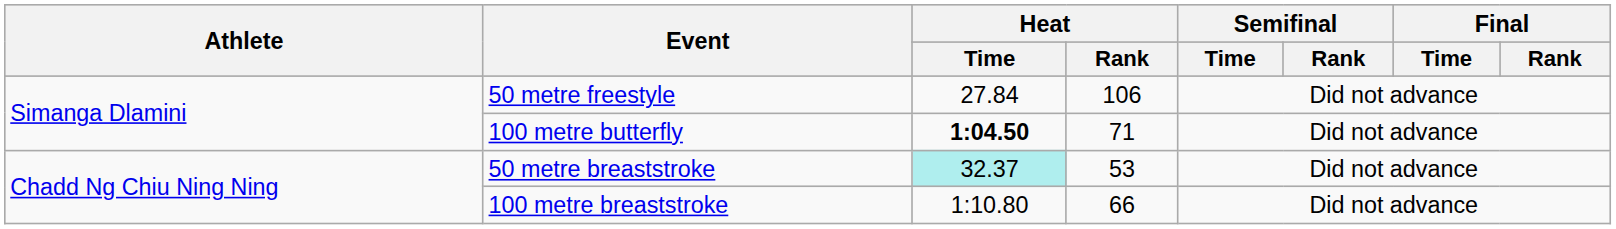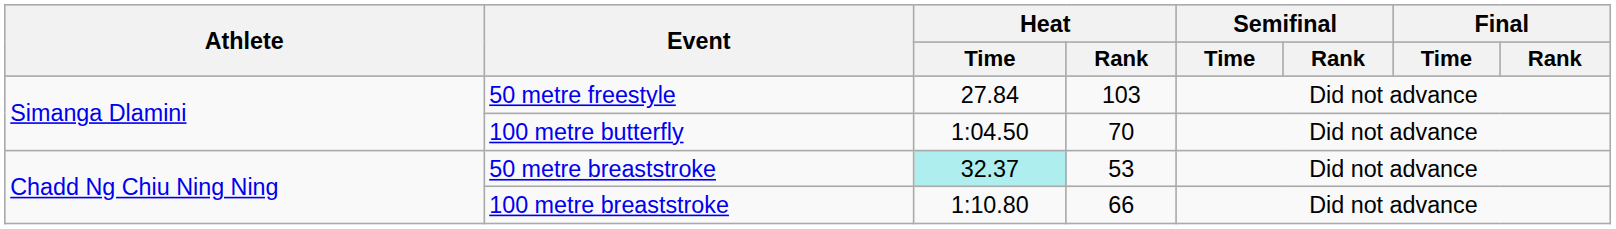(1122, 95) 106 -> (1121, 95) 103
(990, 132) bold -> (990, 132) normal
(1122, 132) 71 -> (1121, 132) 70
